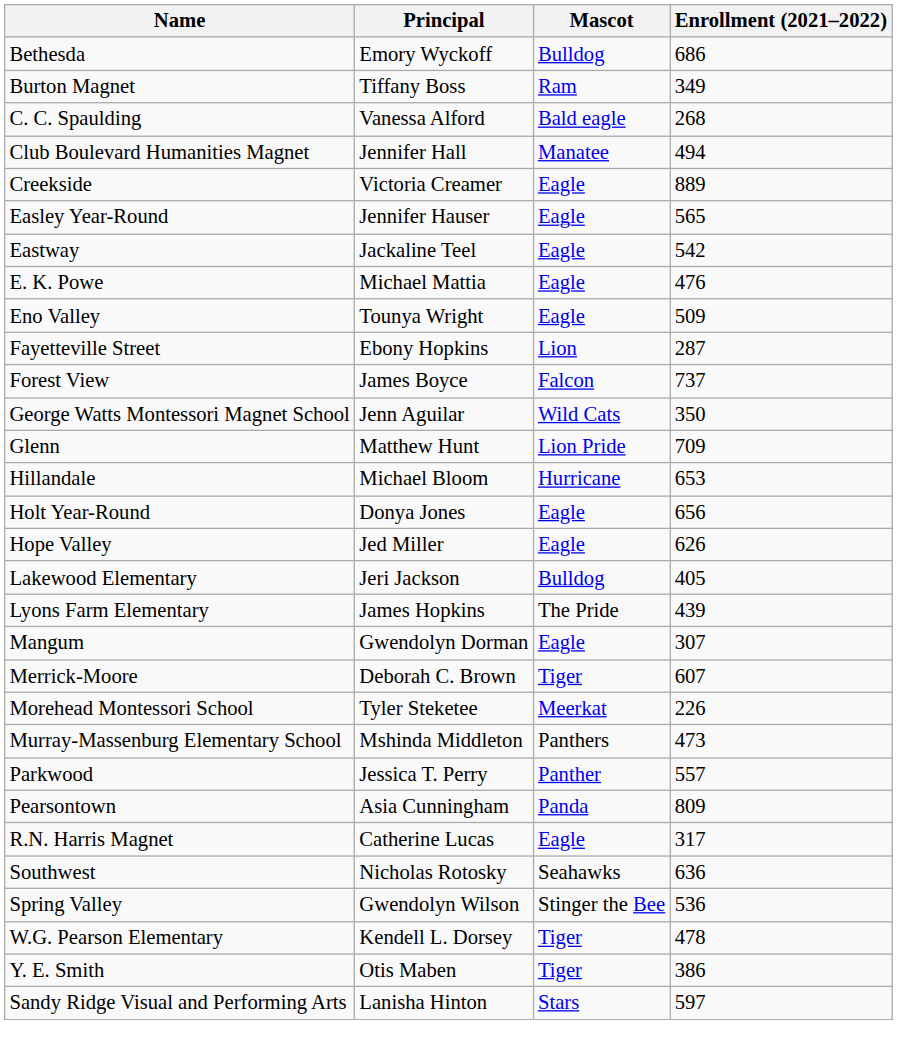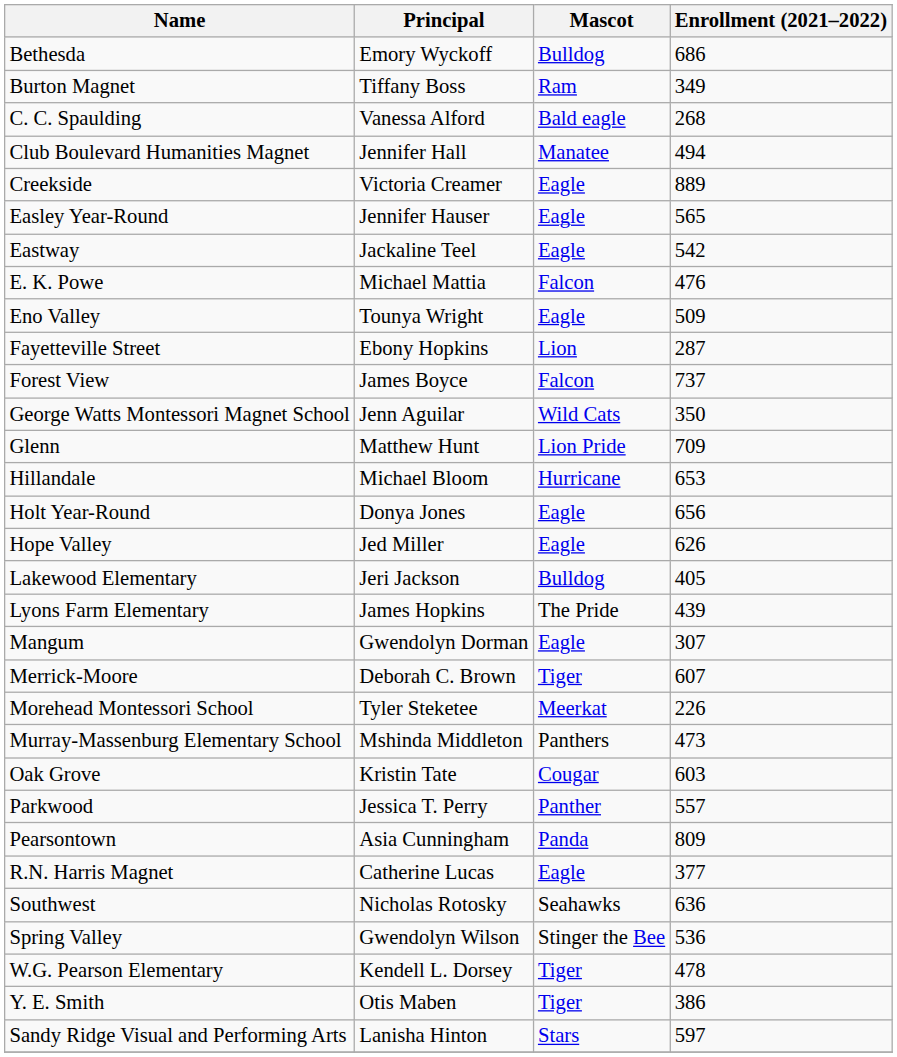(561, 282) Eagle -> (566, 282) Falcon
+ row: (55, 773)
(690, 839) 317 -> (690, 871) 377
